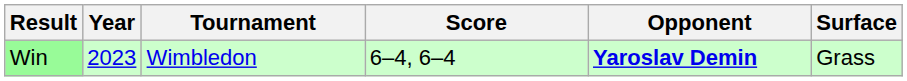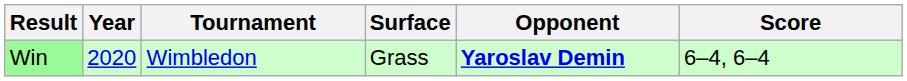columns swapped: (857, 21) <-> (476, 21)
(112, 57) 2023 -> (112, 57) 2020
